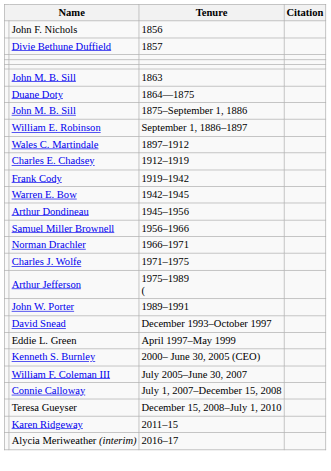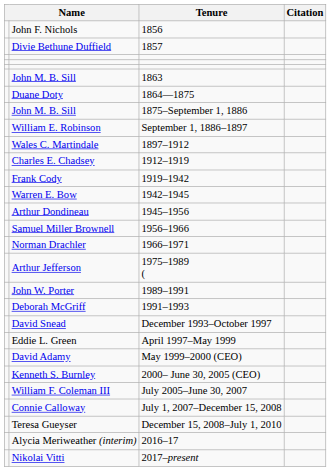- row: (46, 261)
+ row: (49, 307)
+ row: (41, 357)
- row: (47, 424)
+ row: (38, 458)
